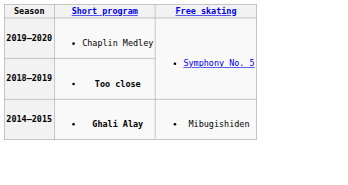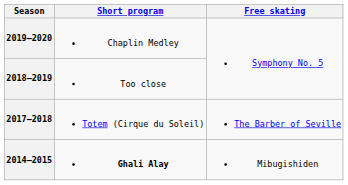(105, 84) bold -> (130, 84) normal
+ row: (29, 119)
